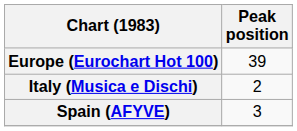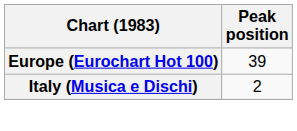- row: (113, 112)
